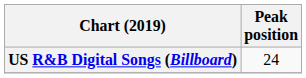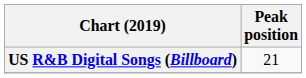(271, 60) 24 -> (271, 60) 21
